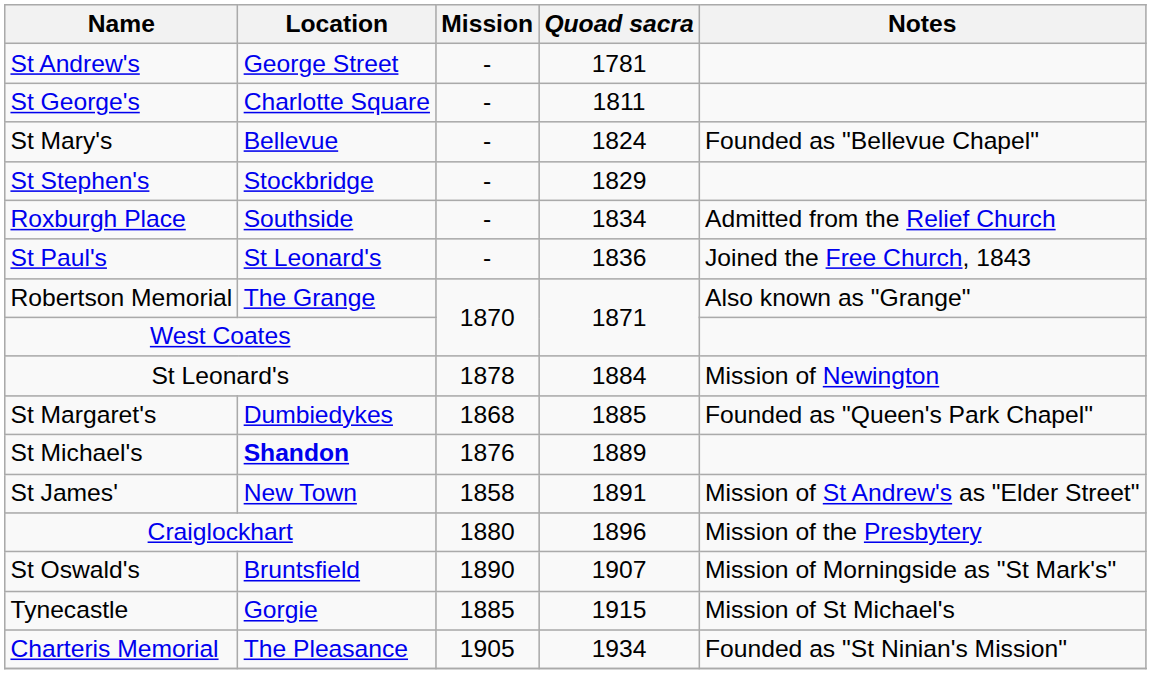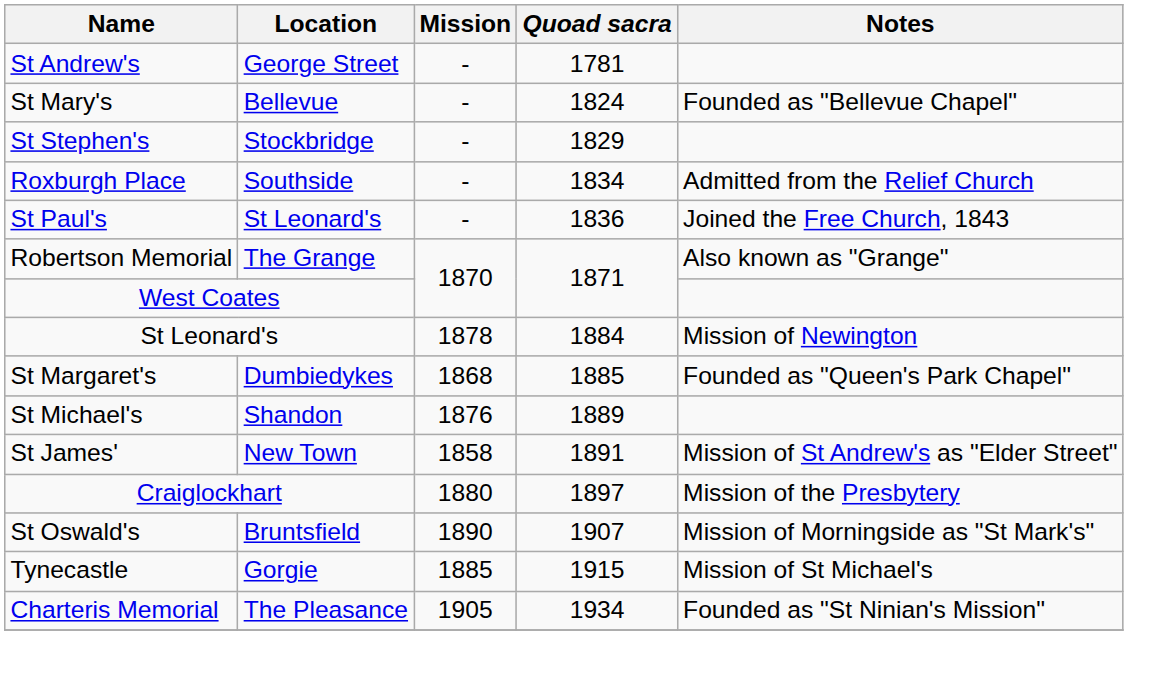- row: (75, 102)
(296, 453) bold -> (293, 414) normal
(619, 532) 1896 -> (597, 492) 1897
